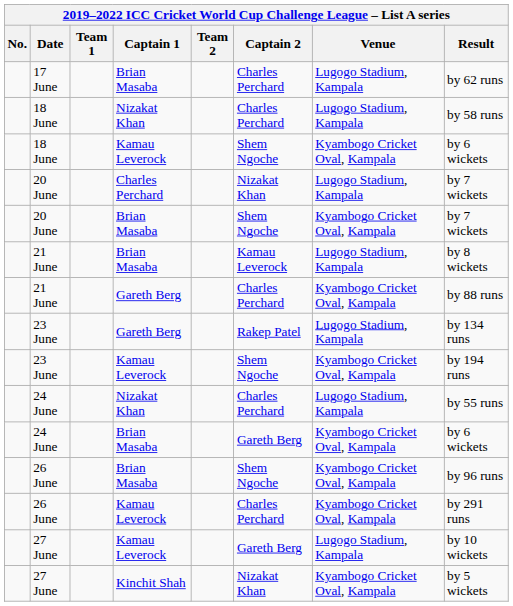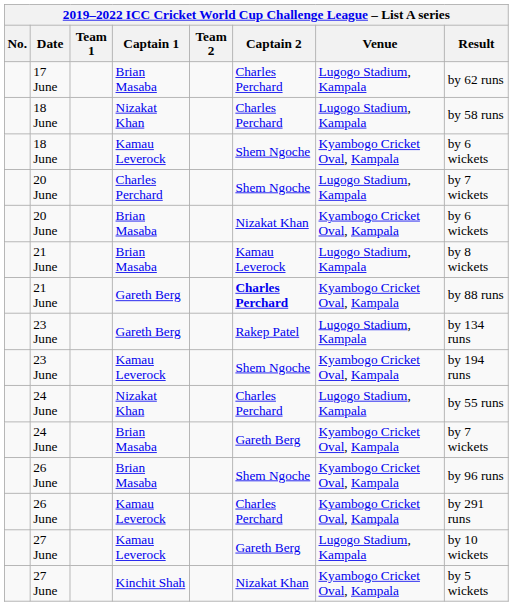(258, 187) Nizakat Khan -> (273, 187) Shem Ngoche
(258, 223) Shem Ngoche -> (272, 223) Nizakat Khan
(467, 223) by 7 wickets -> (468, 223) by 6 wickets
(261, 295) normal -> (262, 295) bold
(467, 439) by 6 wickets -> (468, 439) by 7 wickets
